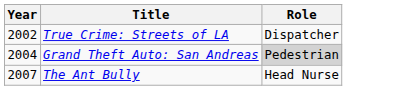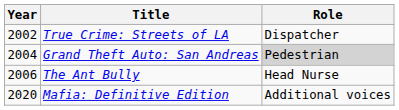(22, 75) 2007 -> (22, 75) 2006
+ row: (136, 95)
